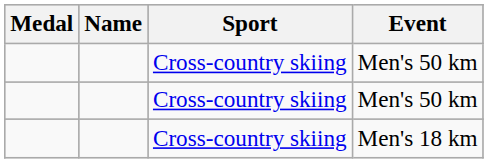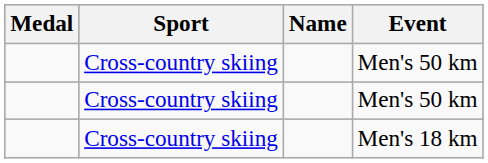columns swapped: (113, 24) <-> (250, 24)
